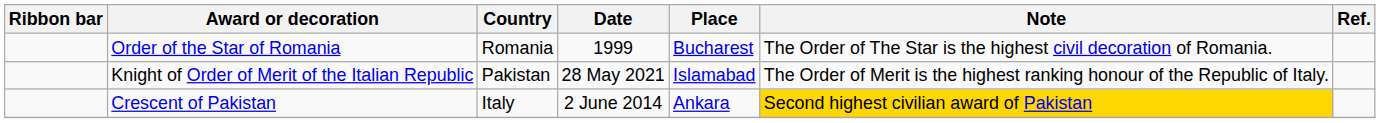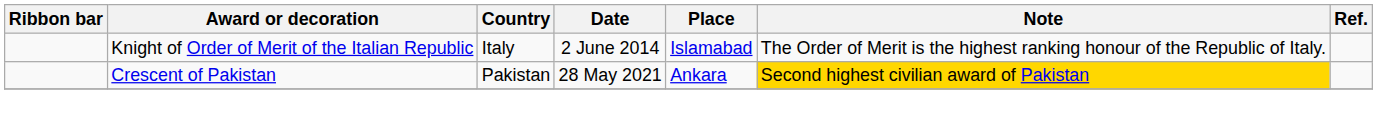- row: (226, 47)
(516, 76) Pakistan -> (498, 47) Italy
(613, 76) 28 May 2021 -> (610, 47) 2 June 2014
(498, 104) Italy -> (516, 76) Pakistan
(613, 104) 2 June 2014 -> (610, 76) 28 May 2021
